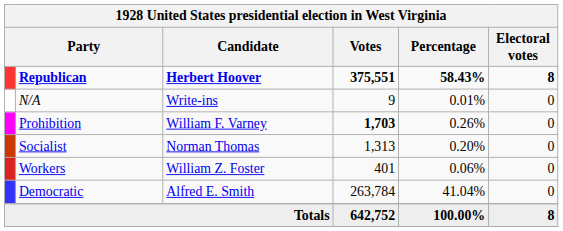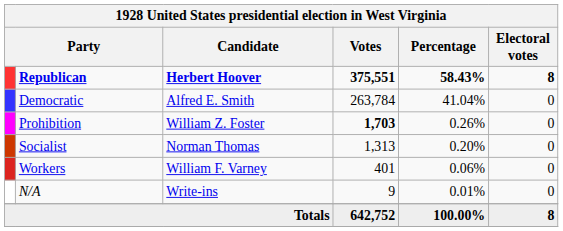rows swapped: (51, 192) <-> (30, 100)
(217, 123) William F. Varney -> (215, 123) William Z. Foster
(215, 169) William Z. Foster -> (217, 169) William F. Varney
